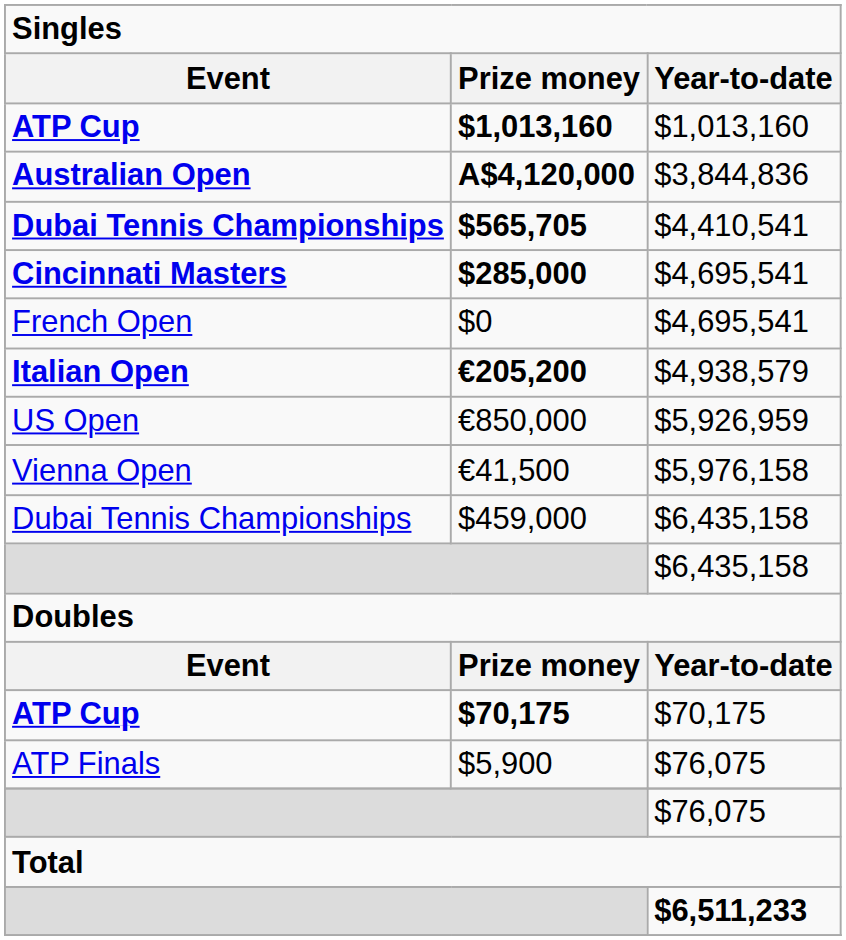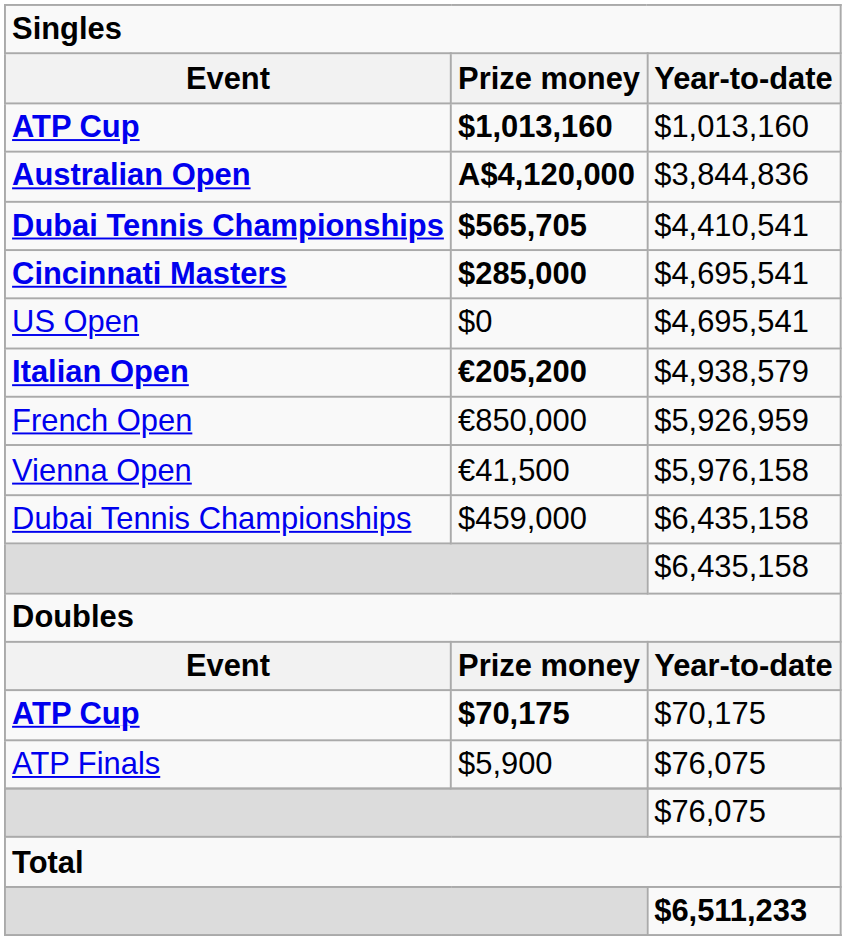(102, 322) French Open -> (76, 322) US Open
(76, 420) US Open -> (102, 420) French Open
